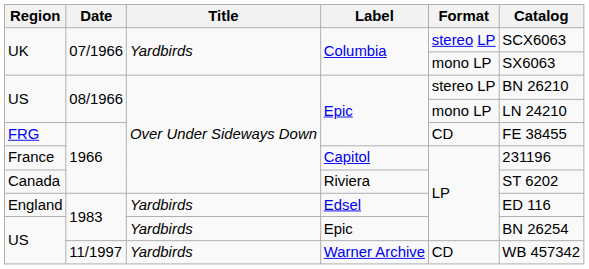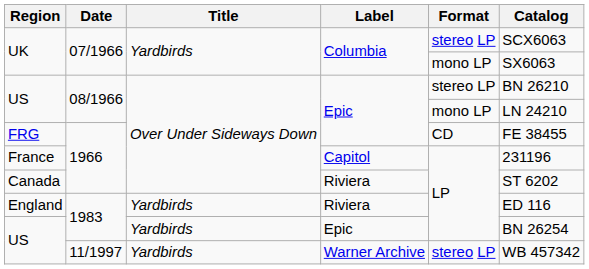(342, 205) Edsel -> (347, 205) Riviera
(443, 252) CD -> (464, 252) stereo LP
